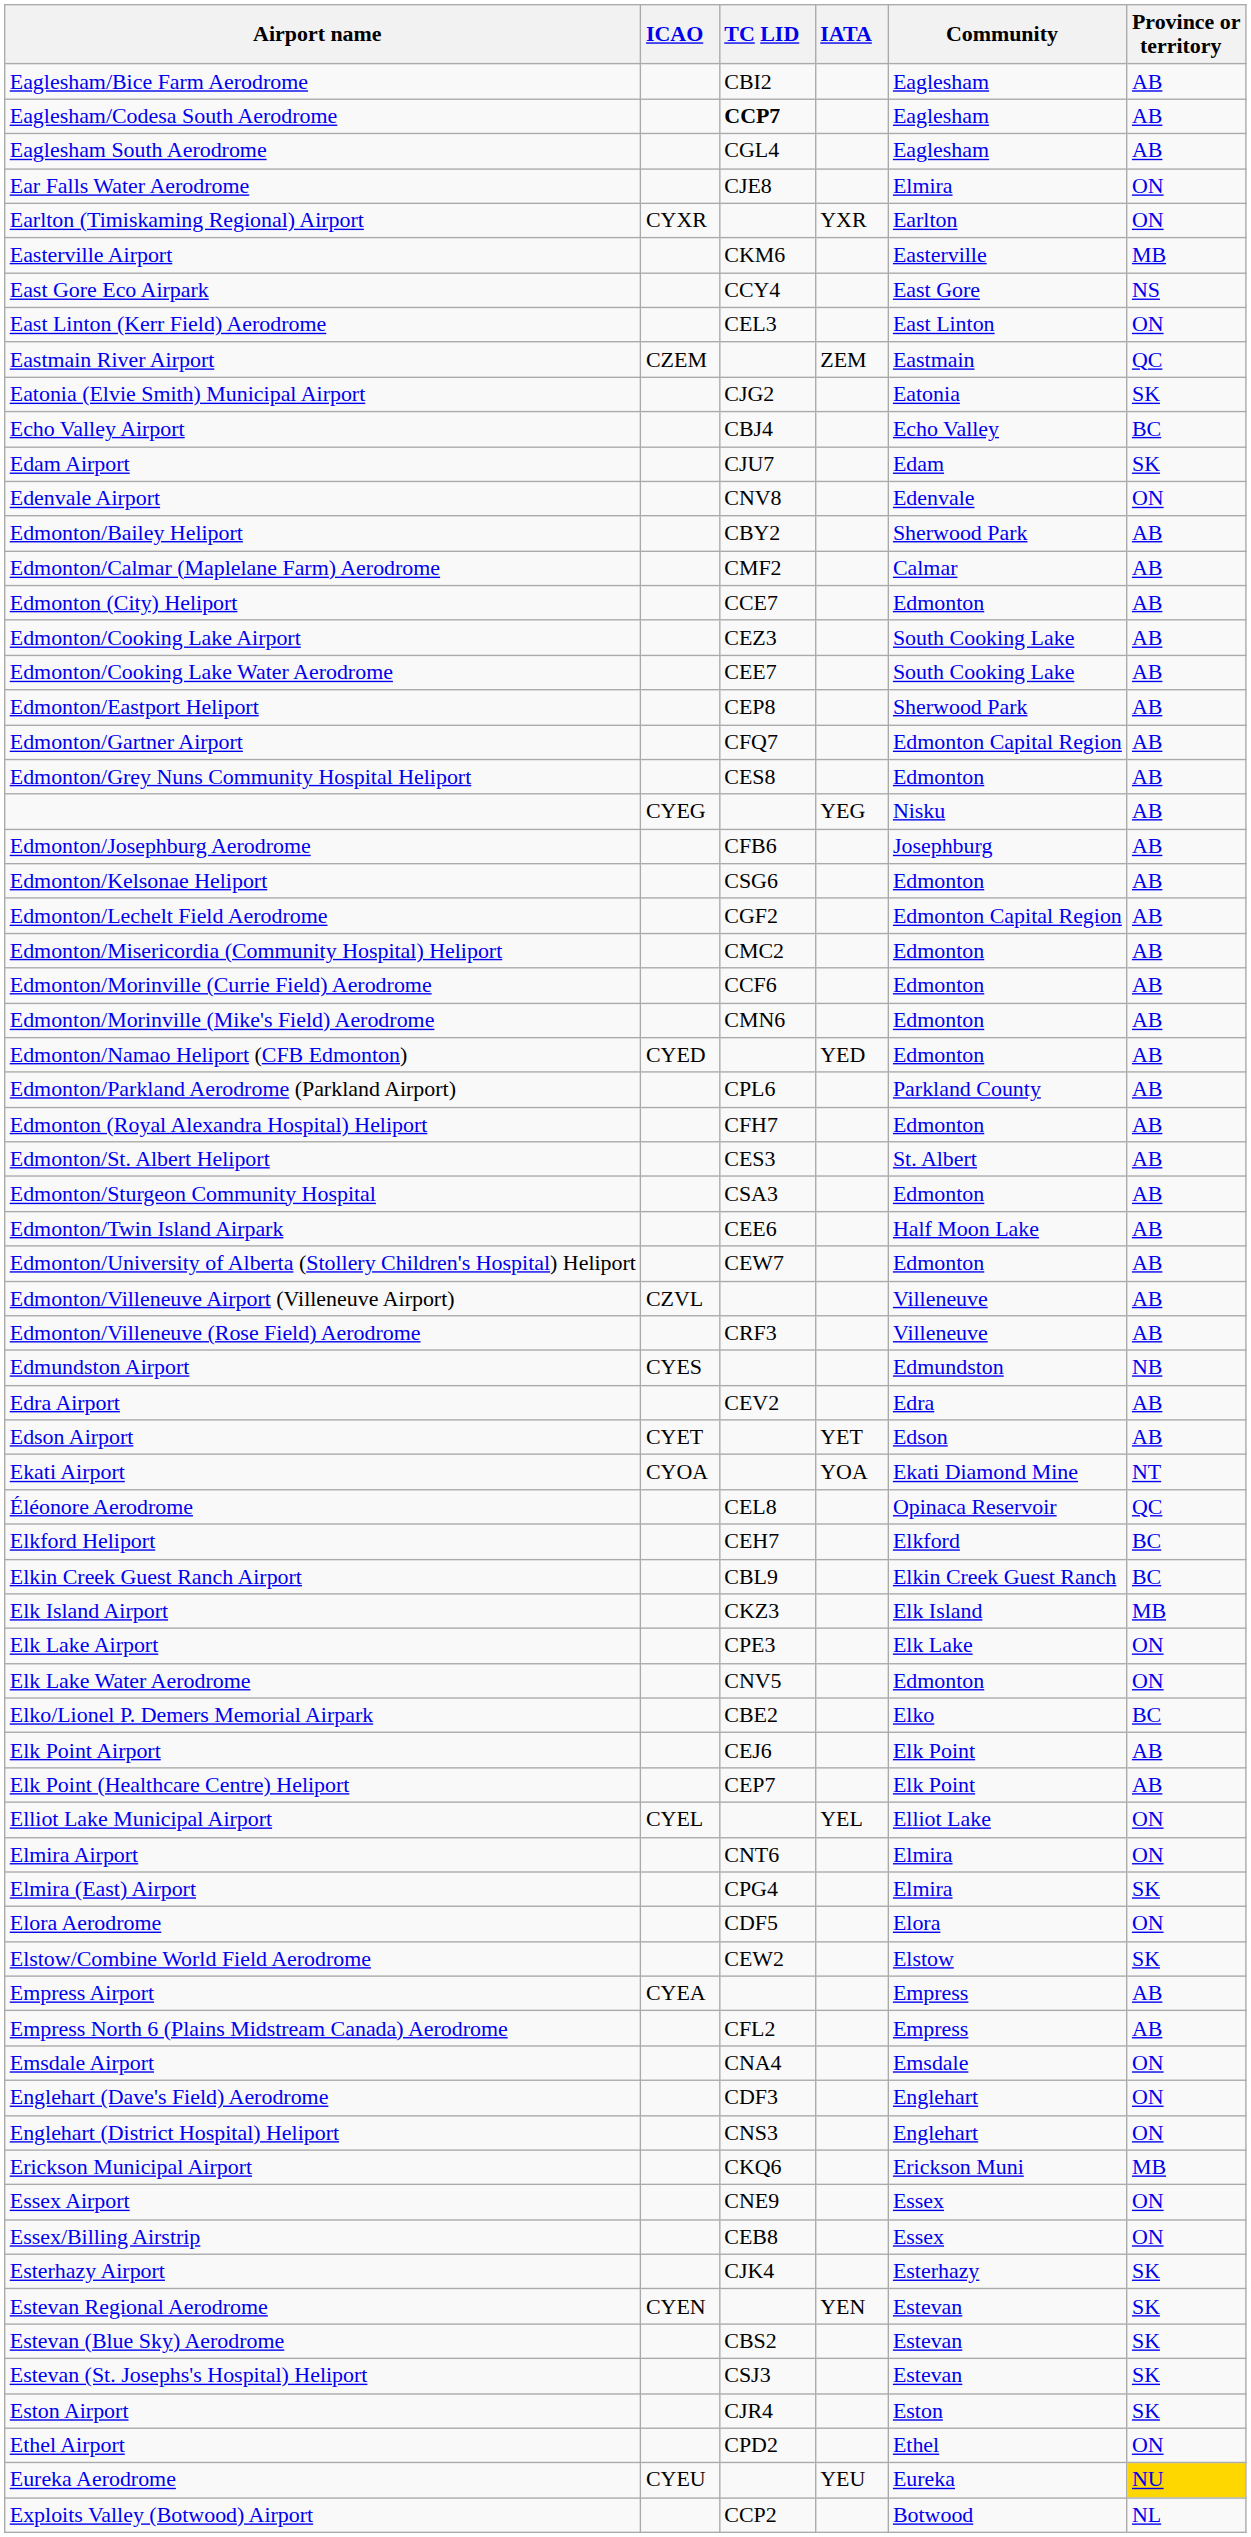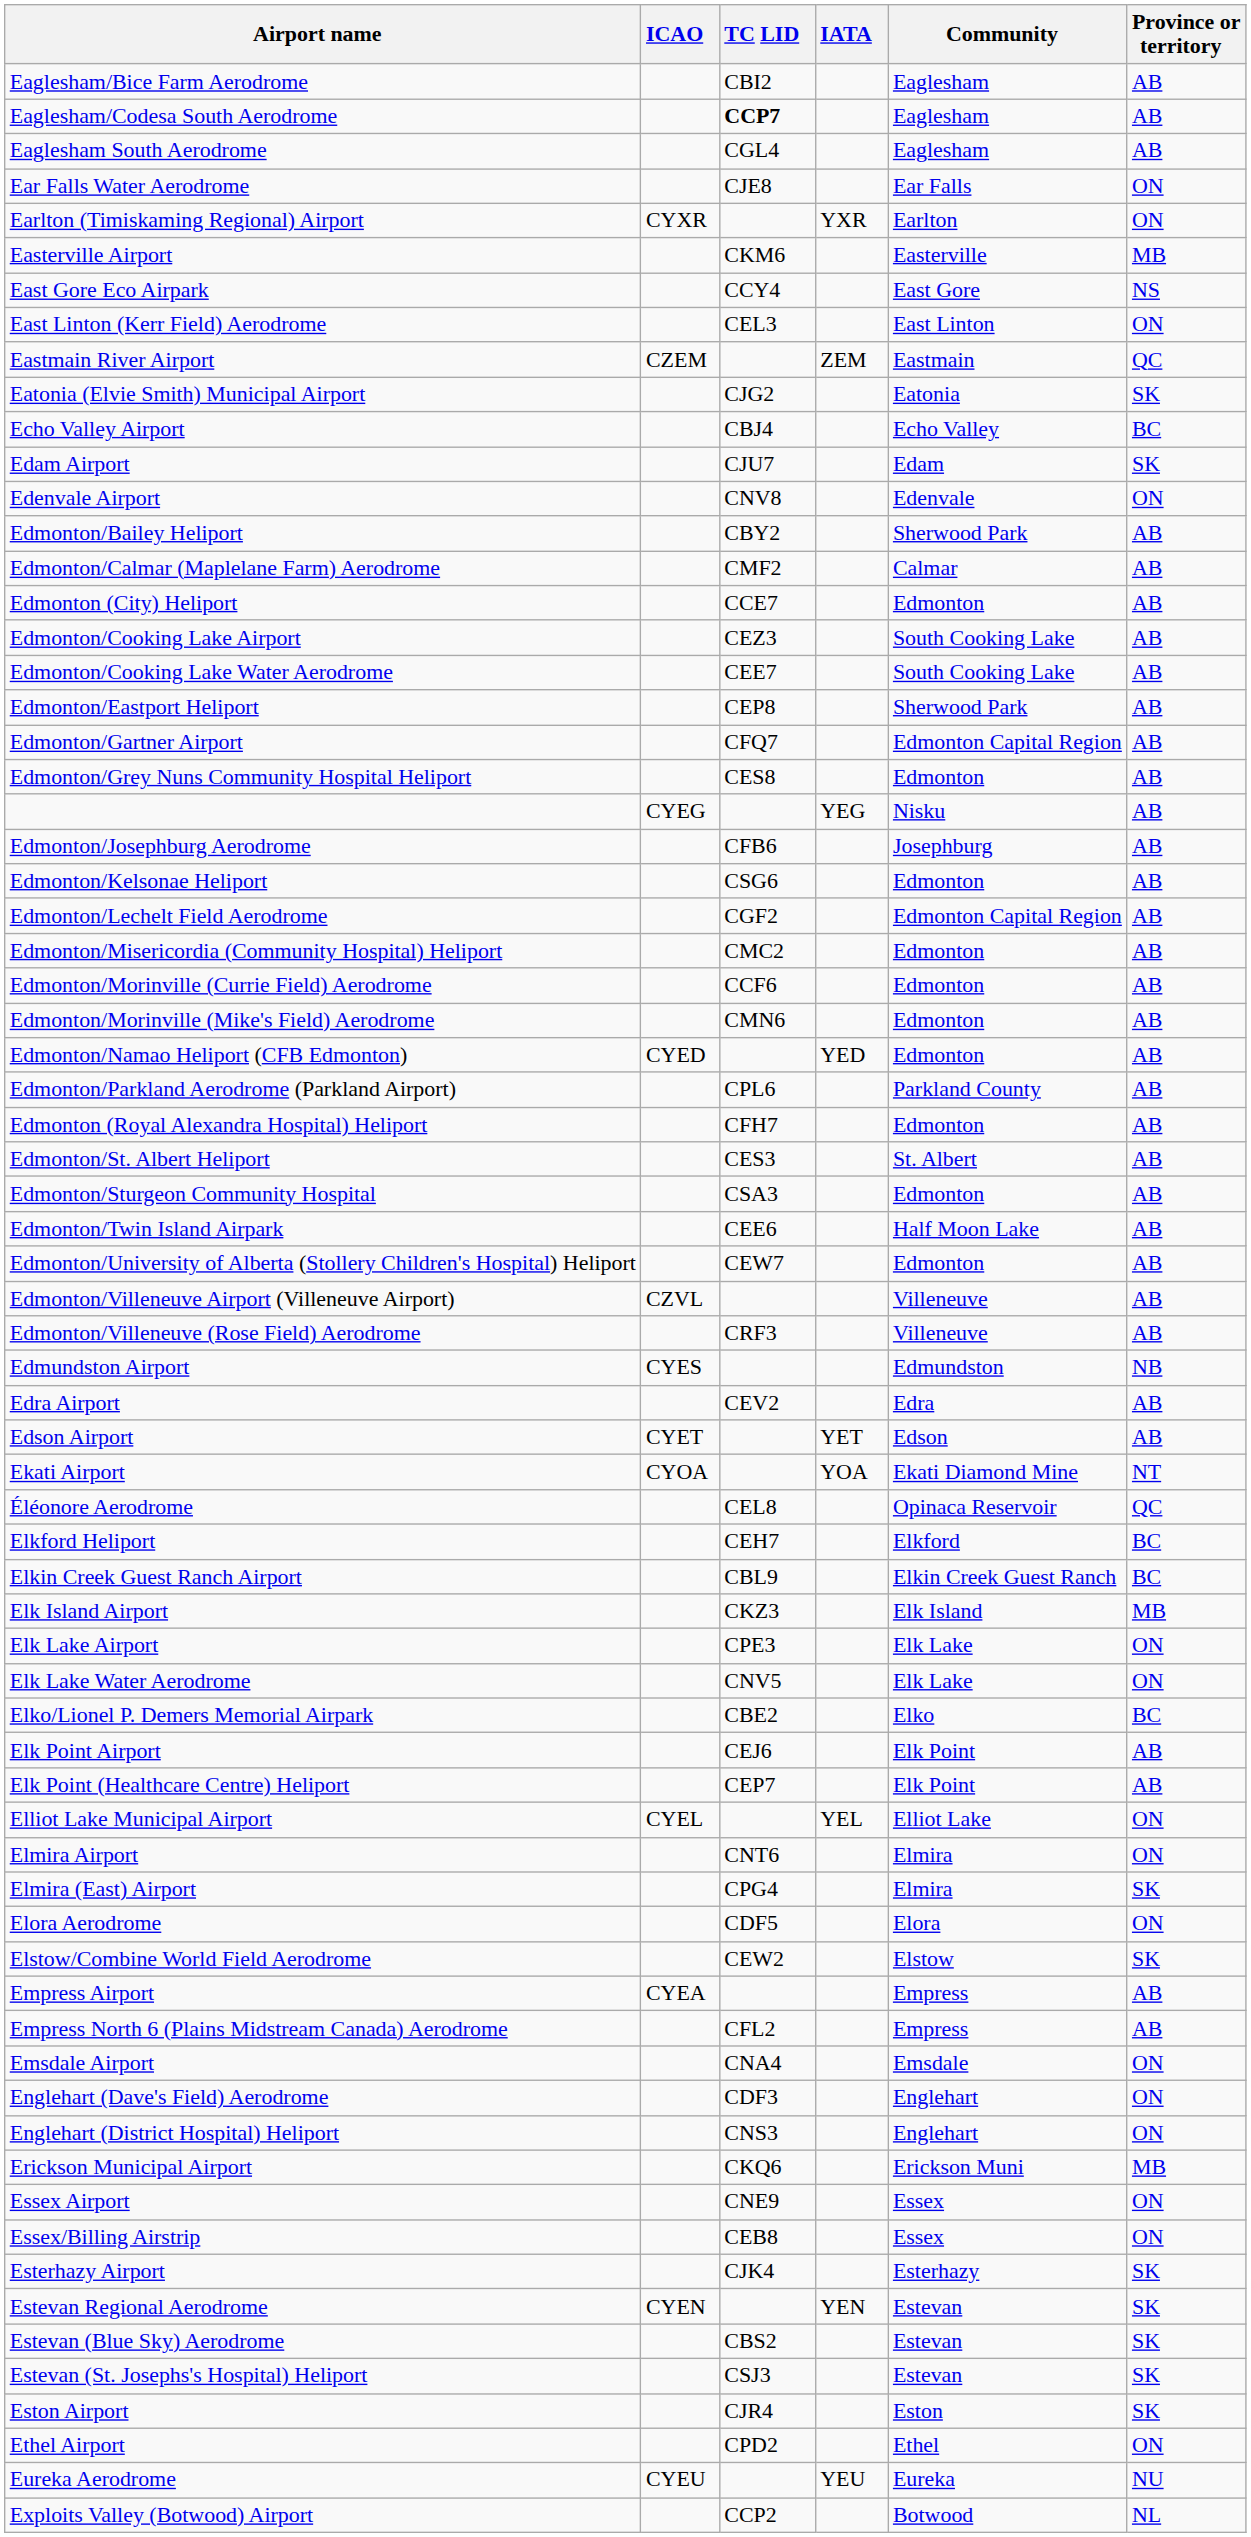(923, 185) Elmira -> (932, 185) Ear Falls
(939, 1680) Edmonton -> (933, 1680) Elk Lake
(1148, 2480) gold background -> (1148, 2480) no background
